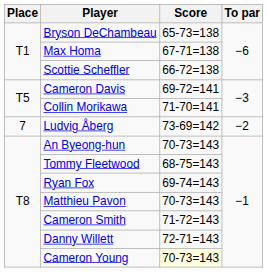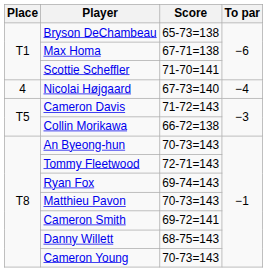(191, 70) 66-72=138 -> (191, 70) 71-70=141
+ row: (87, 88)
(191, 88) 69-72=141 -> (191, 107) 71-72=143
(191, 107) 71-70=141 -> (191, 126) 66-72=138
- row: (78, 126)
(191, 164) 68-75=143 -> (191, 164) 72-71=143
(191, 220) 71-72=143 -> (191, 220) 69-72=141
(191, 239) 72-71=143 -> (191, 239) 68-75=143
(191, 257) lightyellow background -> (191, 257) no background
